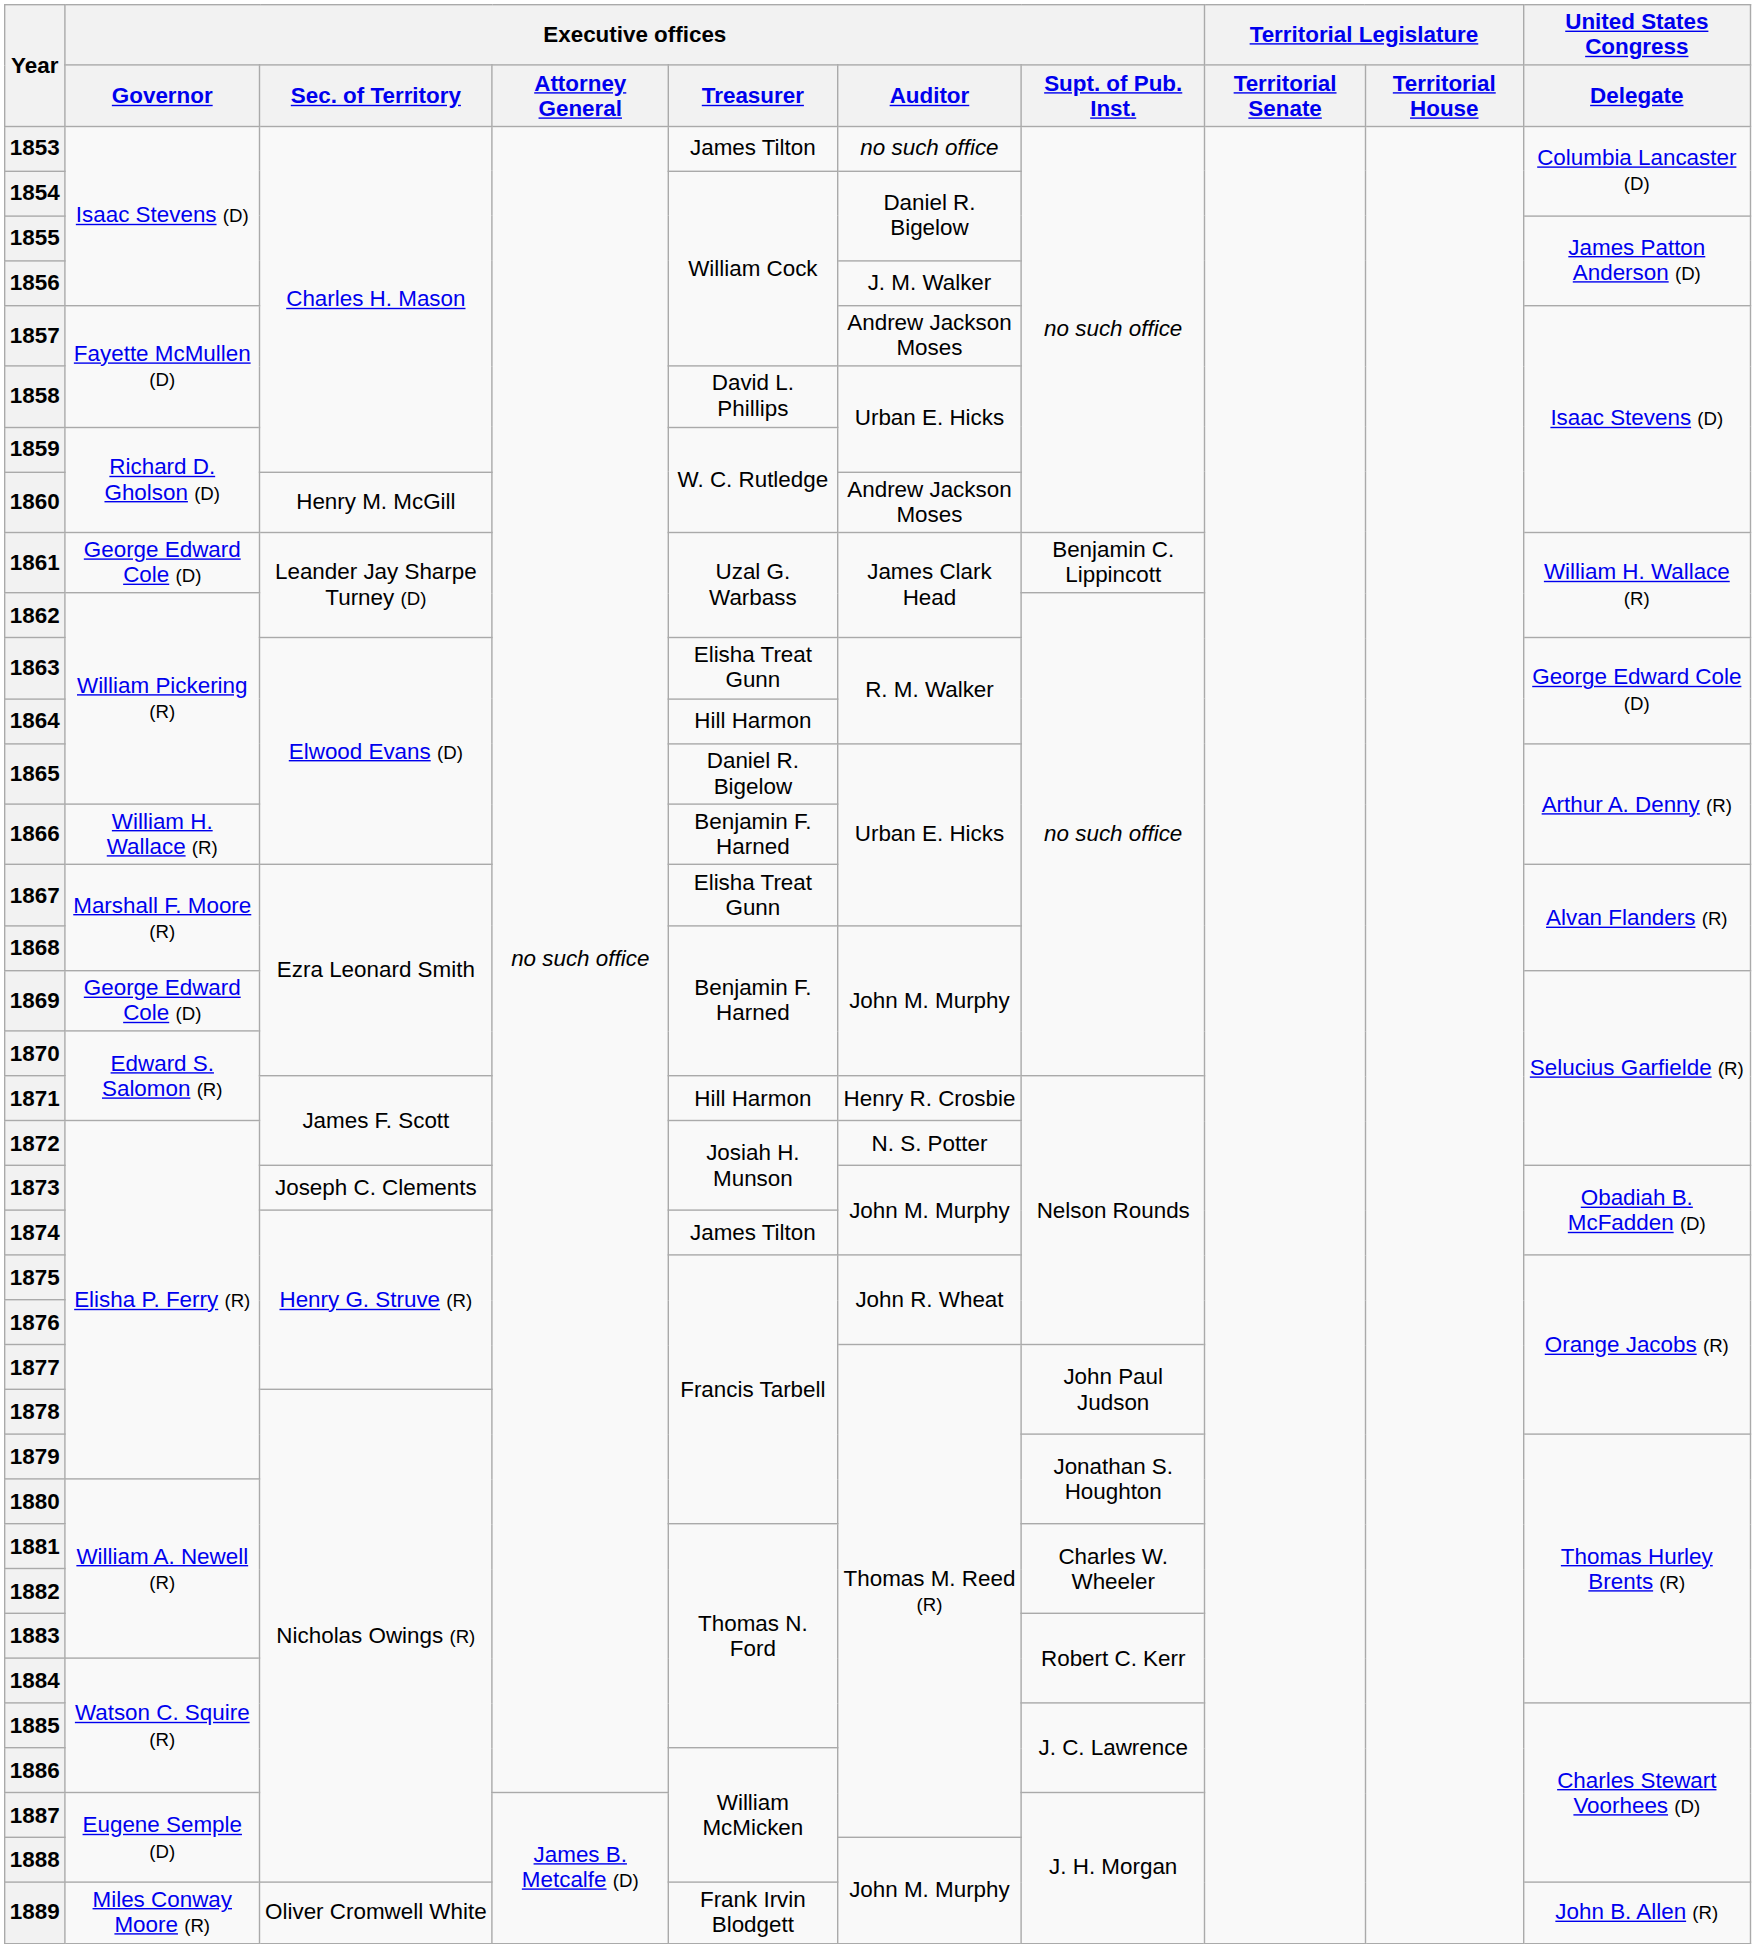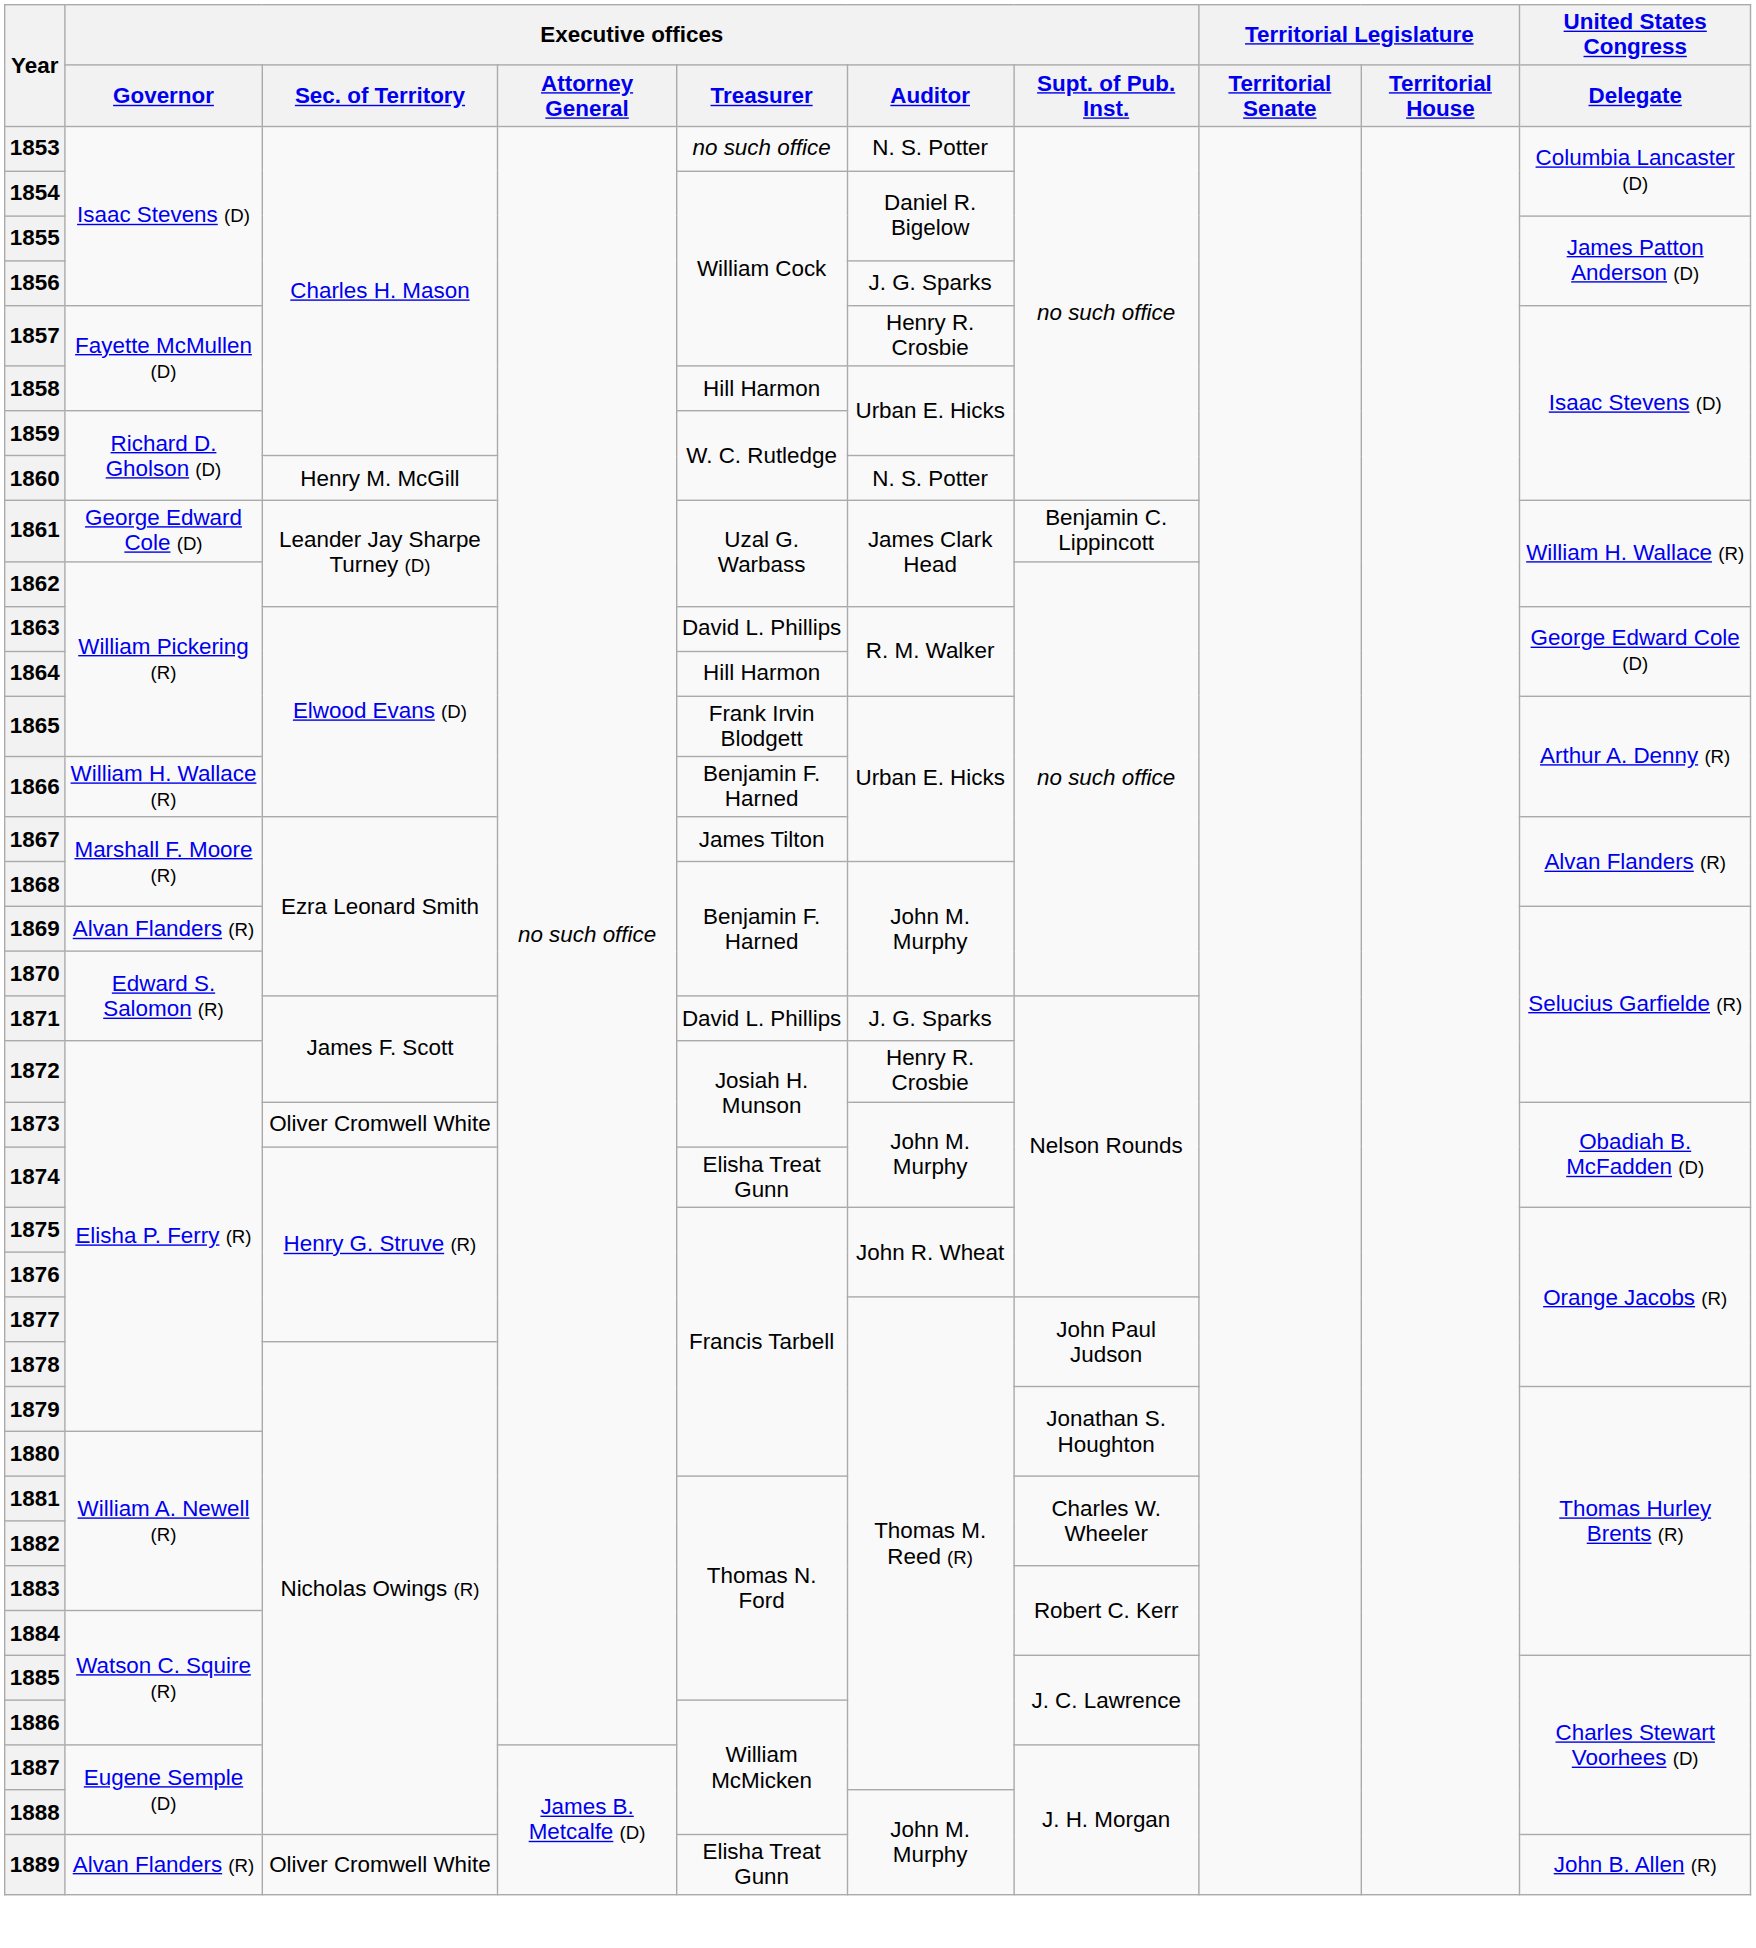(753, 148) James Tilton -> (762, 148) no such office
(929, 148) no such office -> (930, 148) N. S. Potter
(929, 282) J. M. Walker -> (930, 282) J. G. Sparks
(929, 335) Andrew Jackson Moses -> (930, 335) Henry R. Crosbie
(753, 396) David L. Phillips -> (762, 388) Hill Harmon
(929, 501) Andrew Jackson Moses -> (930, 477) N. S. Potter
(753, 668) Elisha Treat Gunn -> (762, 628) David L. Phillips
(753, 773) Daniel R. Bigelow -> (762, 725) Frank Irvin Blodgett
(753, 894) Elisha Treat Gunn -> (762, 839) James Tilton
(162, 1000) George Edward Cole (D) -> (163, 928) Alvan Flanders (R)
(753, 1098) Hill Harmon -> (762, 1018) David L. Phillips
(929, 1098) Henry R. Crosbie -> (930, 1018) J. G. Sparks
(929, 1142) N. S. Potter -> (930, 1071) Henry R. Crosbie
(376, 1187) Joseph C. Clements -> (380, 1123) Oliver Cromwell White
(753, 1232) James Tilton -> (762, 1176) Elisha Treat Gunn
(162, 1912) Miles Conway Moore (R) -> (163, 1864) Alvan Flanders (R)
(753, 1912) Frank Irvin Blodgett -> (762, 1864) Elisha Treat Gunn
